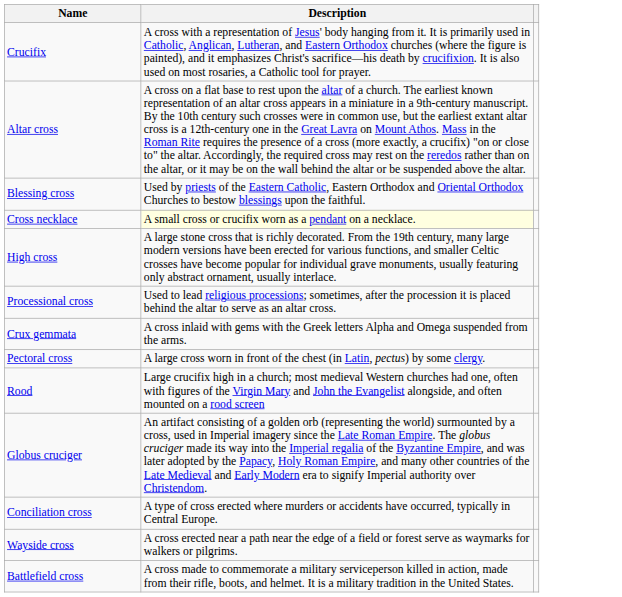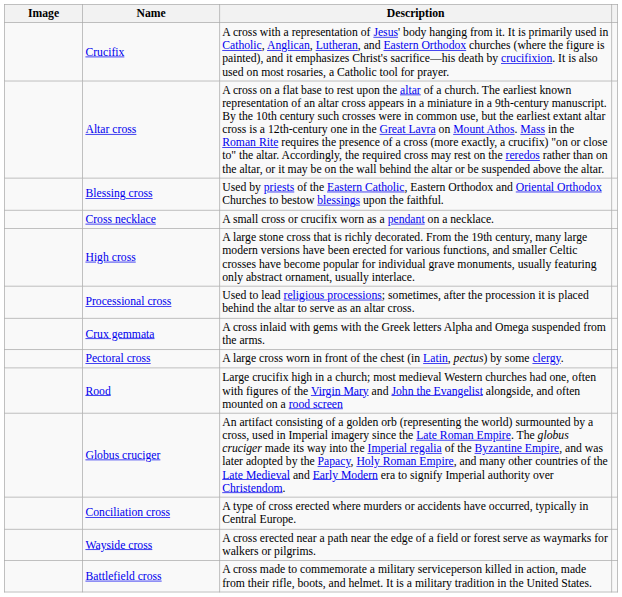+ column: (44, 13)
(280, 219) lightyellow background -> (358, 219) no background
